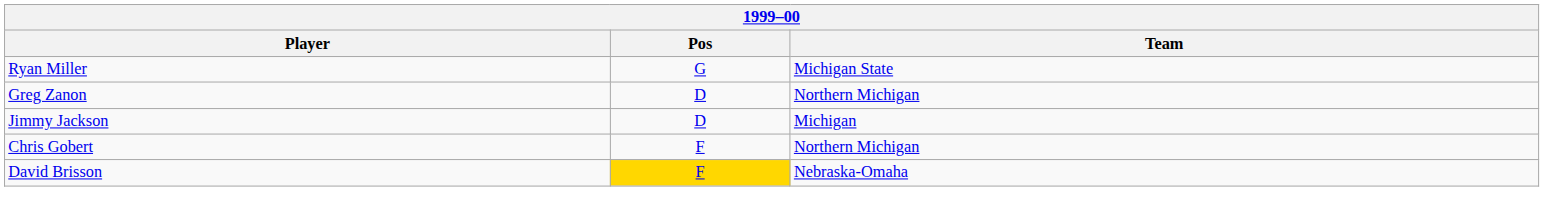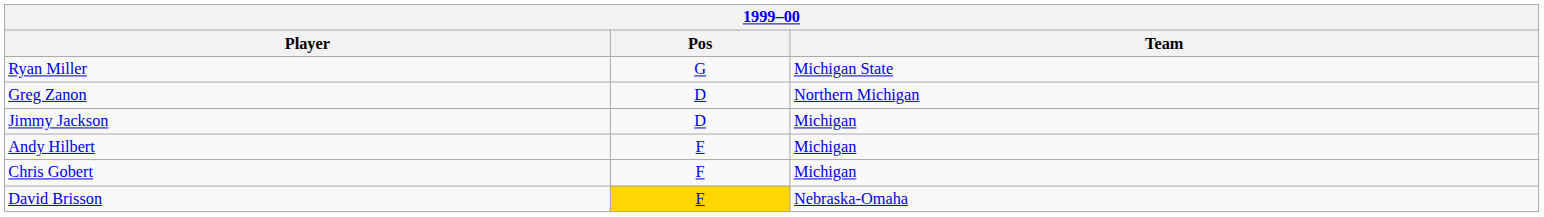+ row: (52, 146)
(857, 146) Northern Michigan -> (825, 172) Michigan
